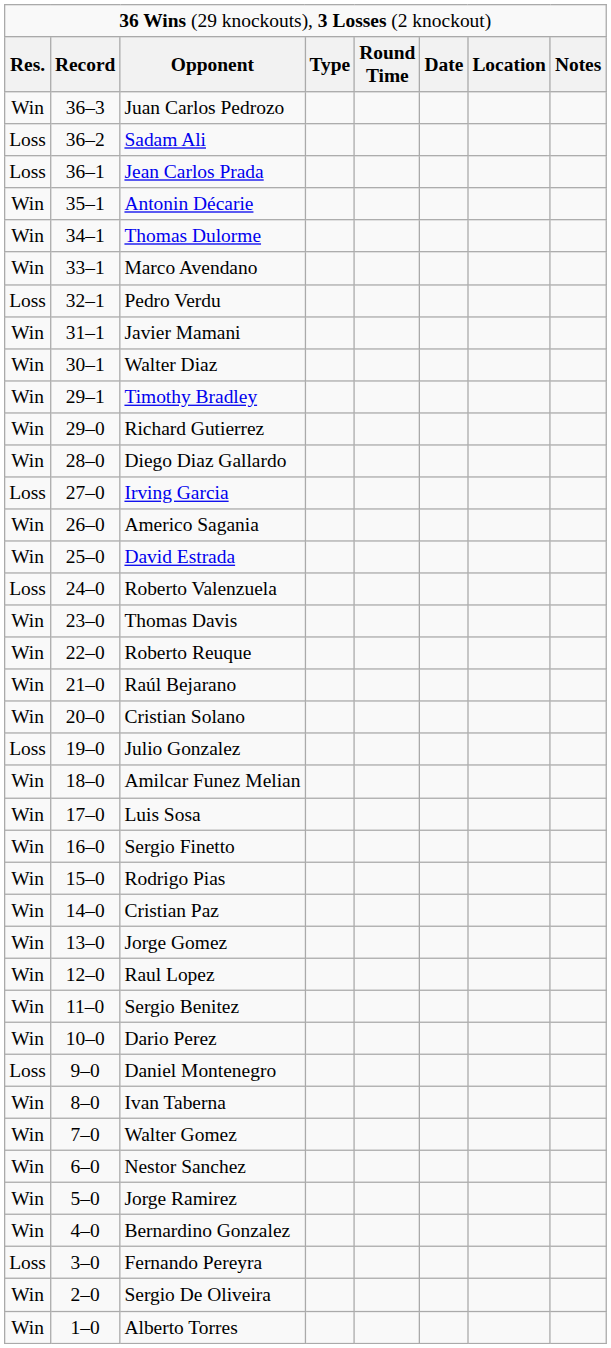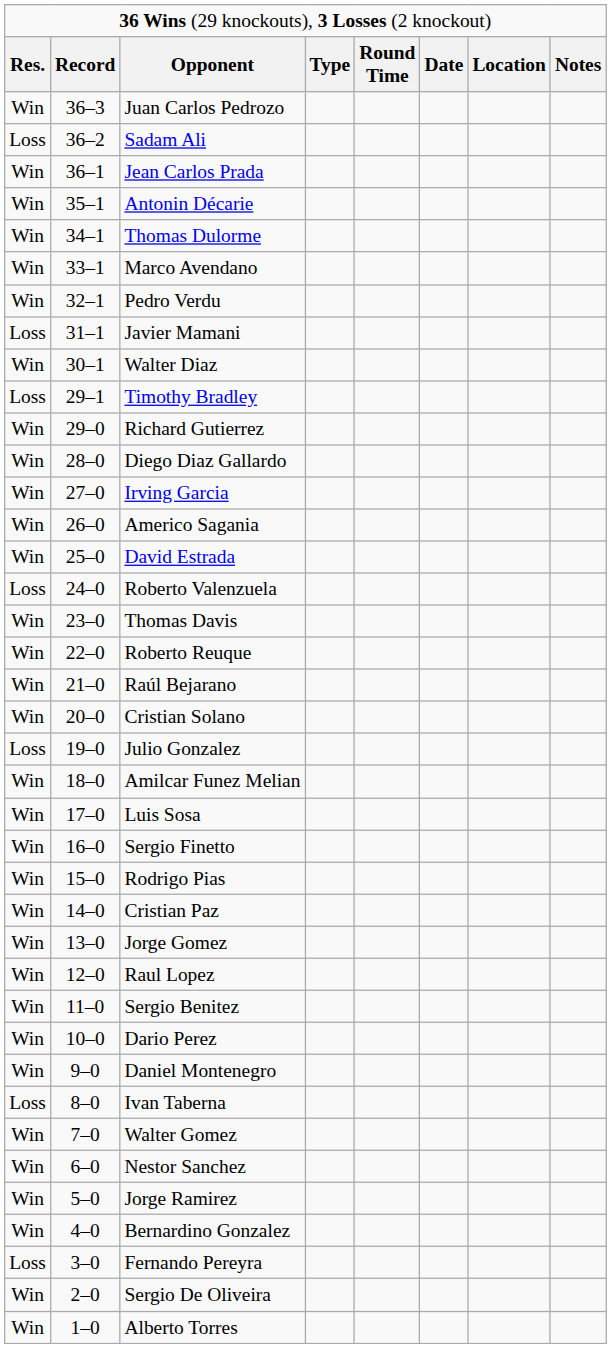(28, 172) Loss -> (28, 172) Win
(28, 300) Loss -> (28, 300) Win
(28, 332) Win -> (28, 332) Loss
(28, 396) Win -> (28, 396) Loss
(28, 492) Loss -> (28, 492) Win
(28, 1070) Loss -> (28, 1070) Win
(28, 1102) Win -> (28, 1102) Loss
